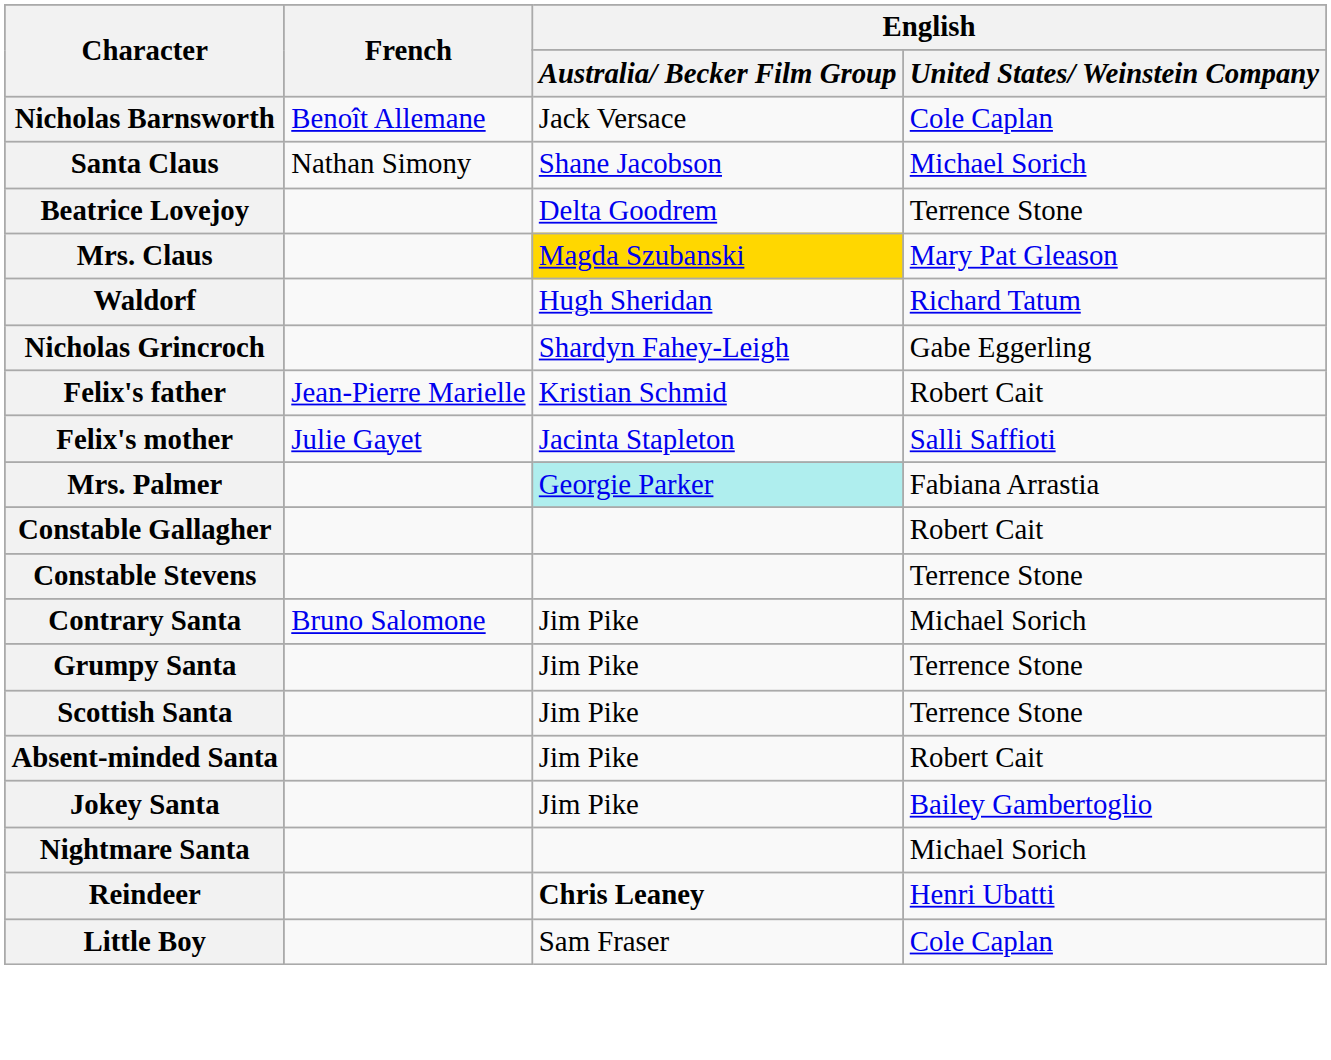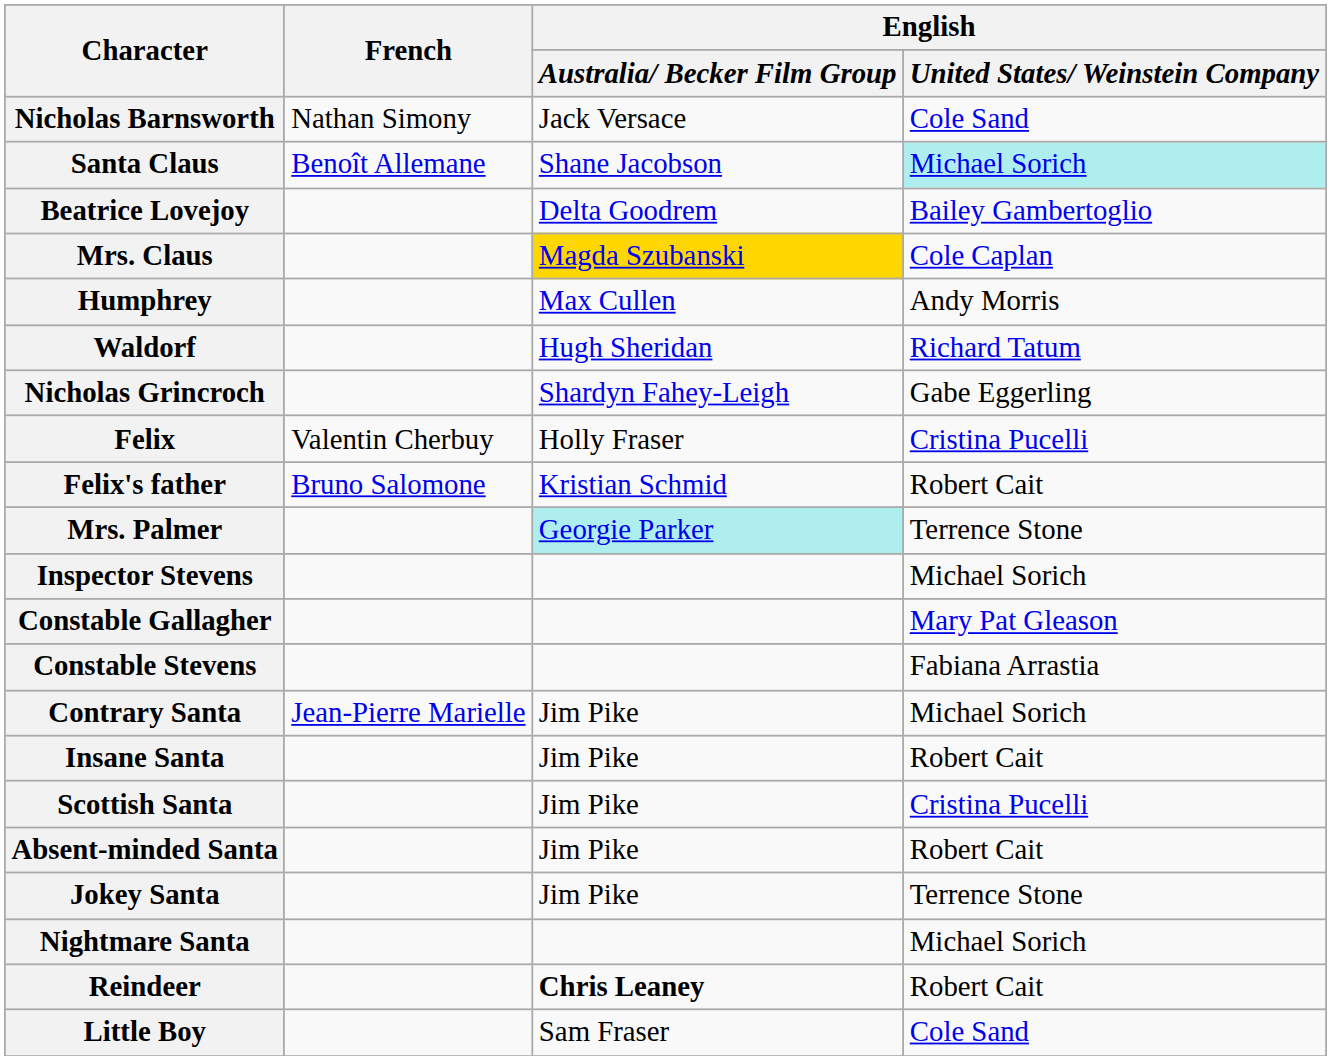(388, 118) Benoît Allemane -> (381, 118) Nathan Simony
(981, 118) Cole Caplan -> (969, 118) Cole Sand
(381, 164) Nathan Simony -> (388, 164) Benoît Allemane
(998, 164) no background -> (998, 164) paleturquoise background
(996, 210) Terrence Stone -> (1031, 210) Bailey Gambertoglio
(1014, 255) Mary Pat Gleason -> (981, 255) Cole Caplan
+ row: (145, 301)
+ row: (145, 438)
(408, 392) Jean-Pierre Marielle -> (388, 484) Bruno Salomone
- row: (145, 438)
(1005, 484) Fabiana Arrastia -> (996, 529) Terrence Stone
+ row: (145, 575)
(977, 529) Robert Cait -> (1014, 621) Mary Pat Gleason
(996, 575) Terrence Stone -> (1005, 666) Fabiana Arrastia
(388, 621) Bruno Salomone -> (408, 712) Jean-Pierre Marielle
- row: (145, 666)
+ row: (145, 758)
(996, 712) Terrence Stone -> (999, 803) Cristina Pucelli
(1031, 803) Bailey Gambertoglio -> (996, 895) Terrence Stone
(982, 895) Henri Ubatti -> (977, 986) Robert Cait
(981, 940) Cole Caplan -> (969, 1032) Cole Sand
